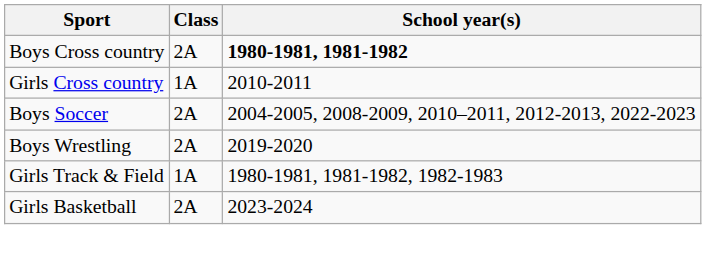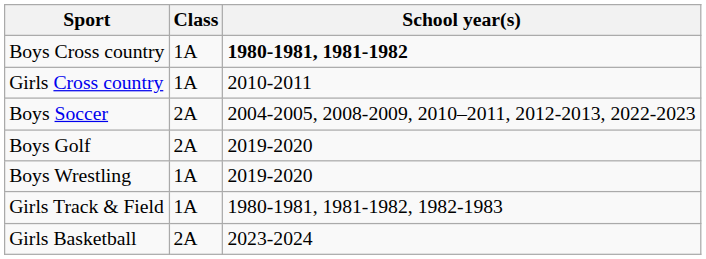(186, 51) 2A -> (186, 51) 1A
+ row: (50, 144)
(186, 144) 2A -> (186, 176) 1A
